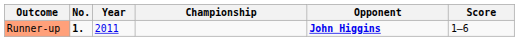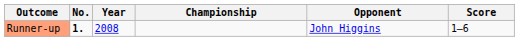(107, 29) 2011 -> (107, 29) 2008
(345, 29) bold -> (345, 29) normal
